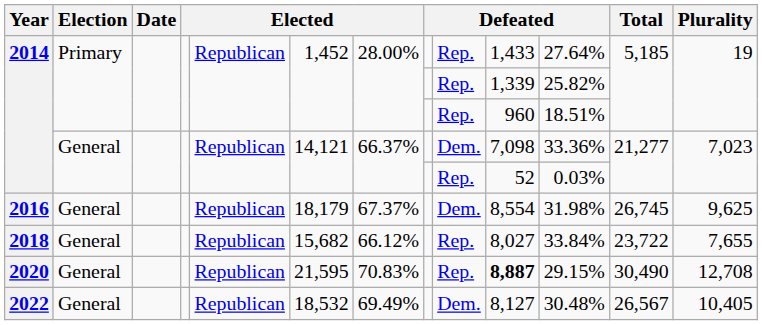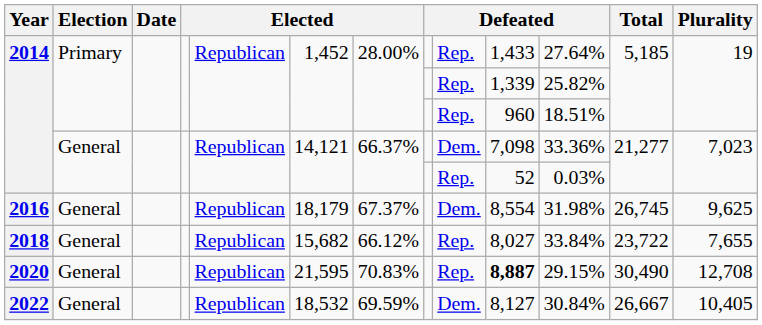(388, 303) 69.49% -> (388, 303) 69.59%
(574, 303) 30.48% -> (574, 303) 30.84%
(641, 303) 26,567 -> (641, 303) 26,667
